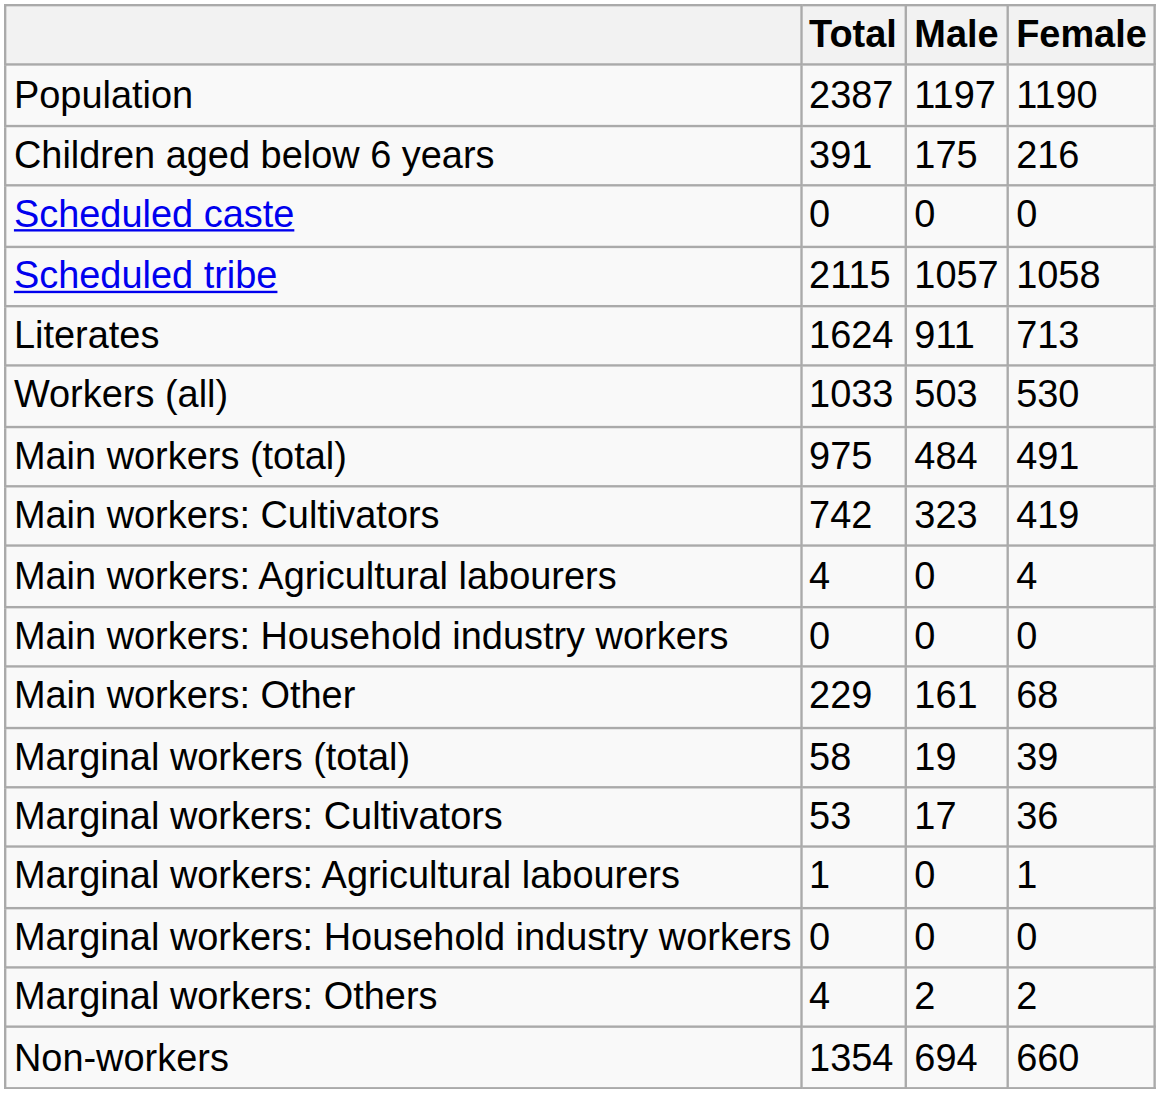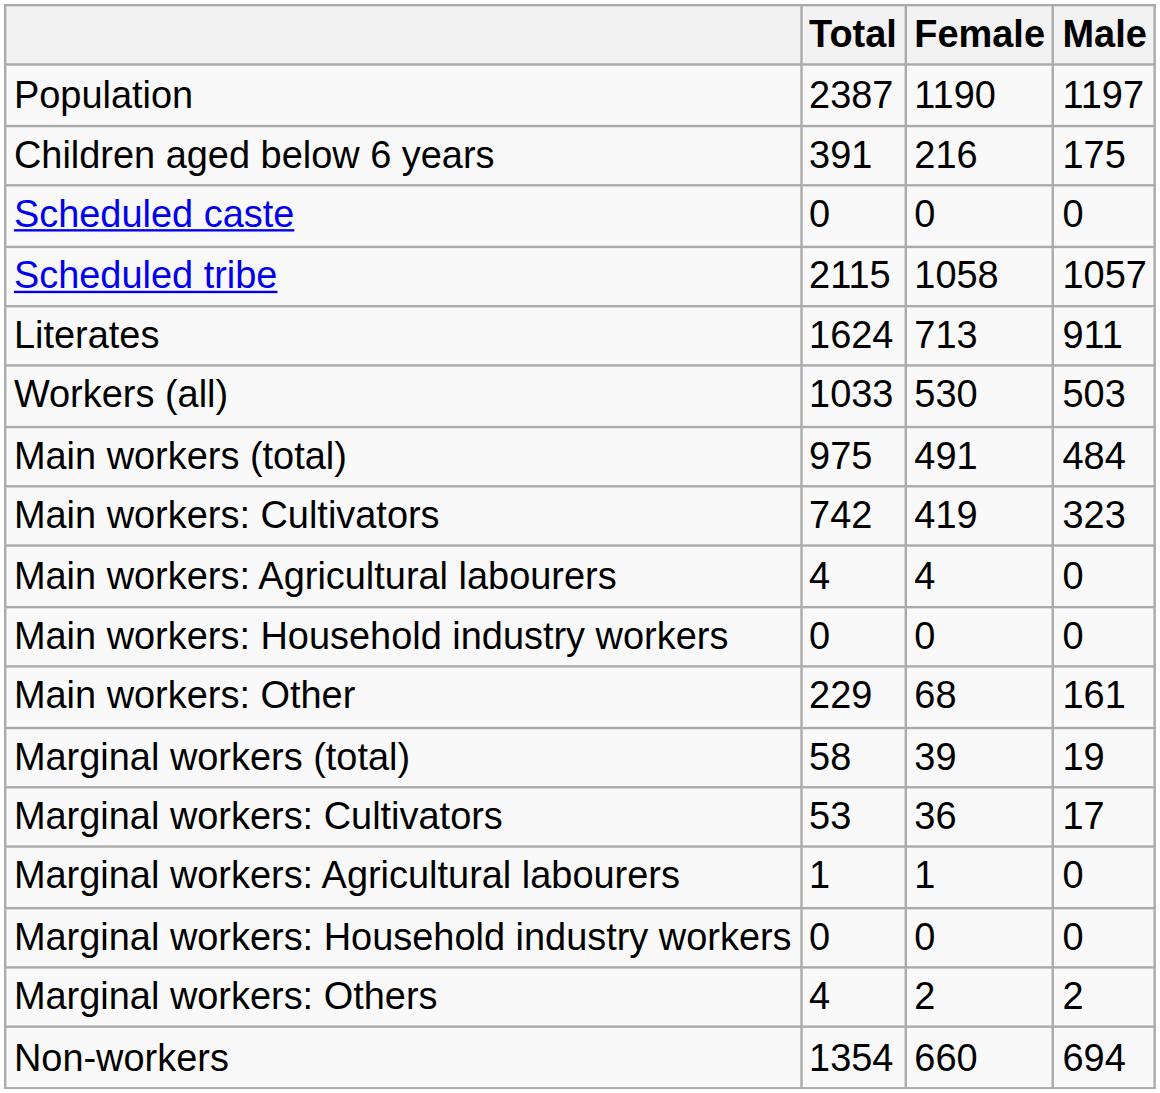columns swapped: (956, 34) <-> (1081, 34)
